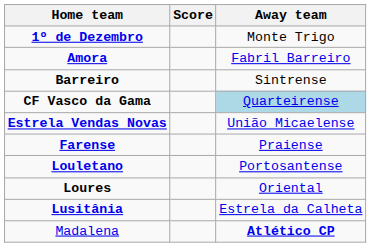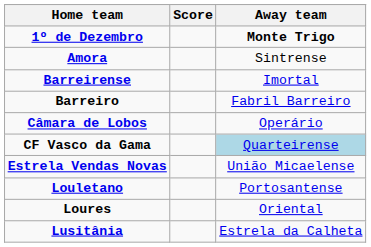(291, 37) normal -> (291, 37) bold
(291, 59) Fabril Barreiro -> (291, 59) Sintrense
+ row: (87, 80)
(291, 80) Sintrense -> (291, 102) Fabril Barreiro
+ row: (87, 123)
- row: (87, 145)
- row: (87, 231)
